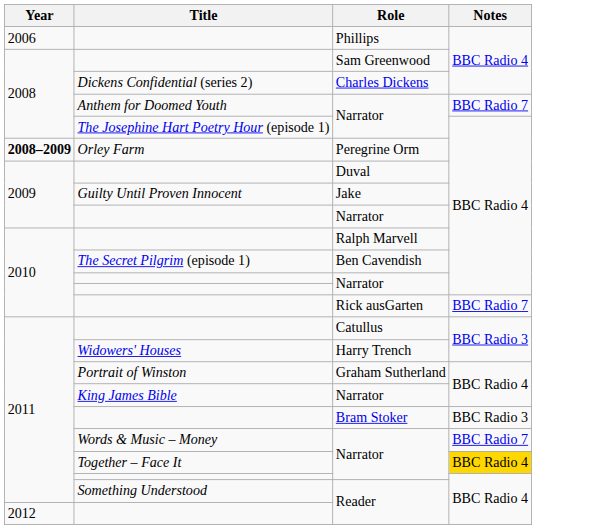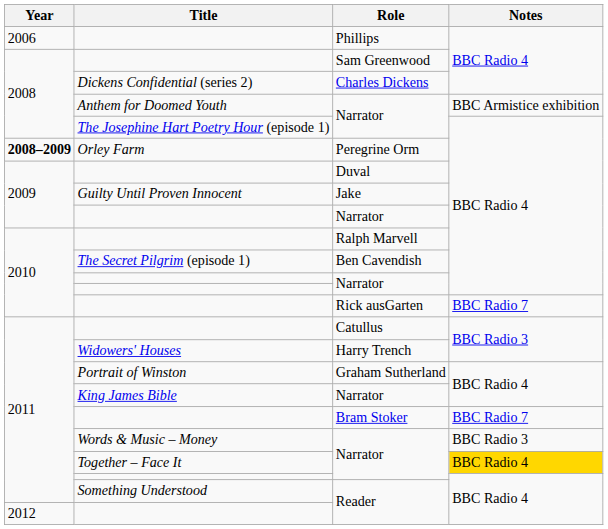(490, 104) BBC Radio 7 -> (526, 104) BBC Armistice exhibition
(490, 417) BBC Radio 3 -> (490, 417) BBC Radio 7
(490, 439) BBC Radio 7 -> (490, 439) BBC Radio 3
